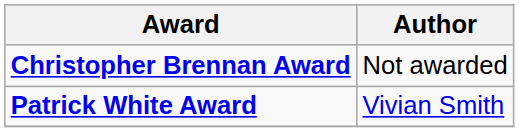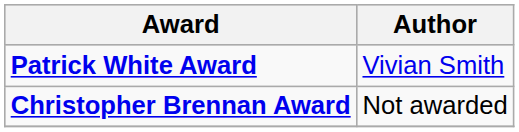rows swapped: (181, 65) <-> (134, 106)
